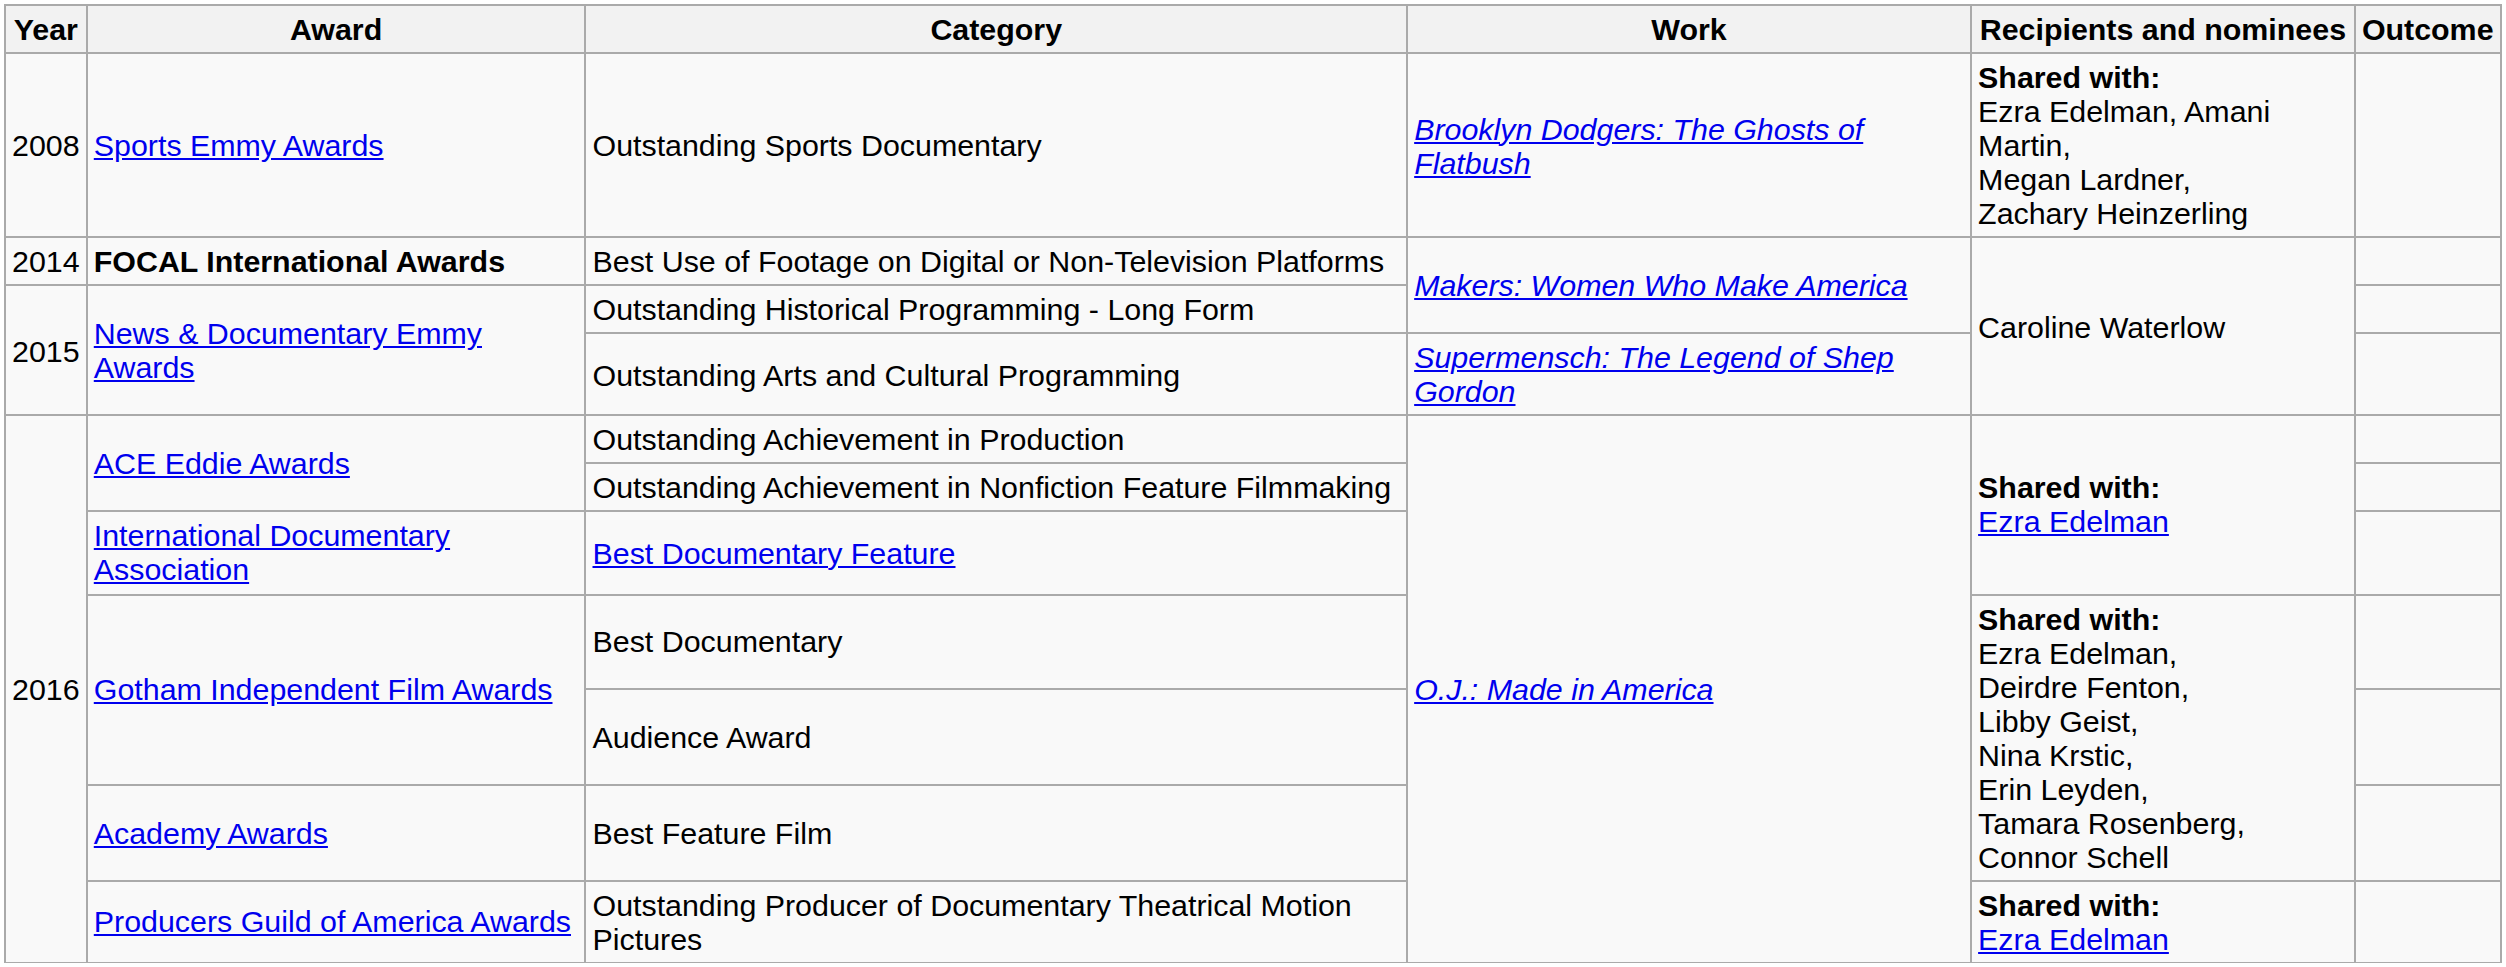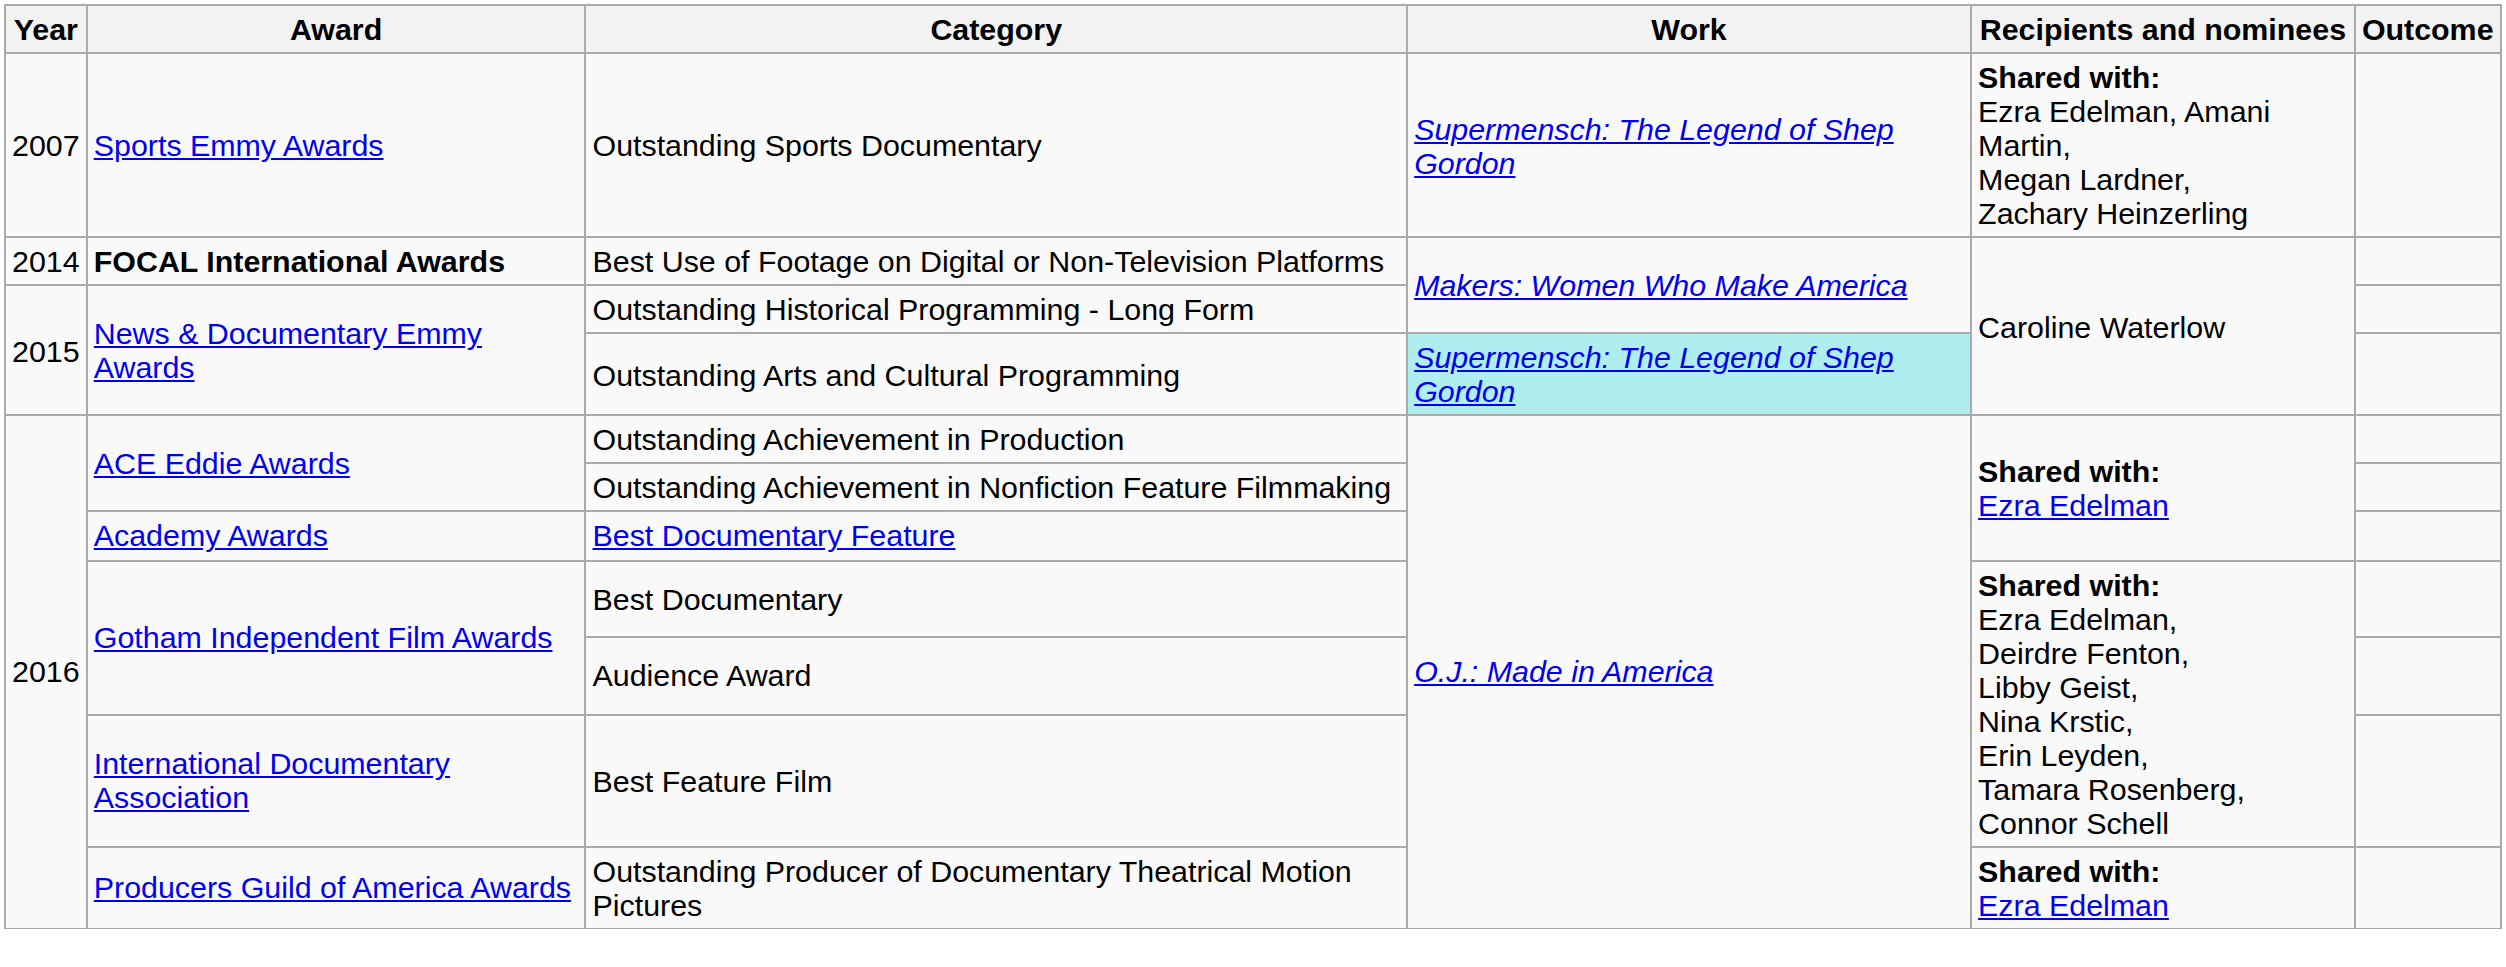(46, 145) 2008 -> (46, 145) 2007
(1639, 145) Brooklyn Dodgers: The Ghosts of Flatbush -> (1654, 145) Supermensch: The Legend of Shep Gordon
(1654, 375) no background -> (1654, 375) paleturquoise background
(272, 553) International Documentary Association -> (211, 536) Academy Awards
(211, 833) Academy Awards -> (272, 780) International Documentary Association
